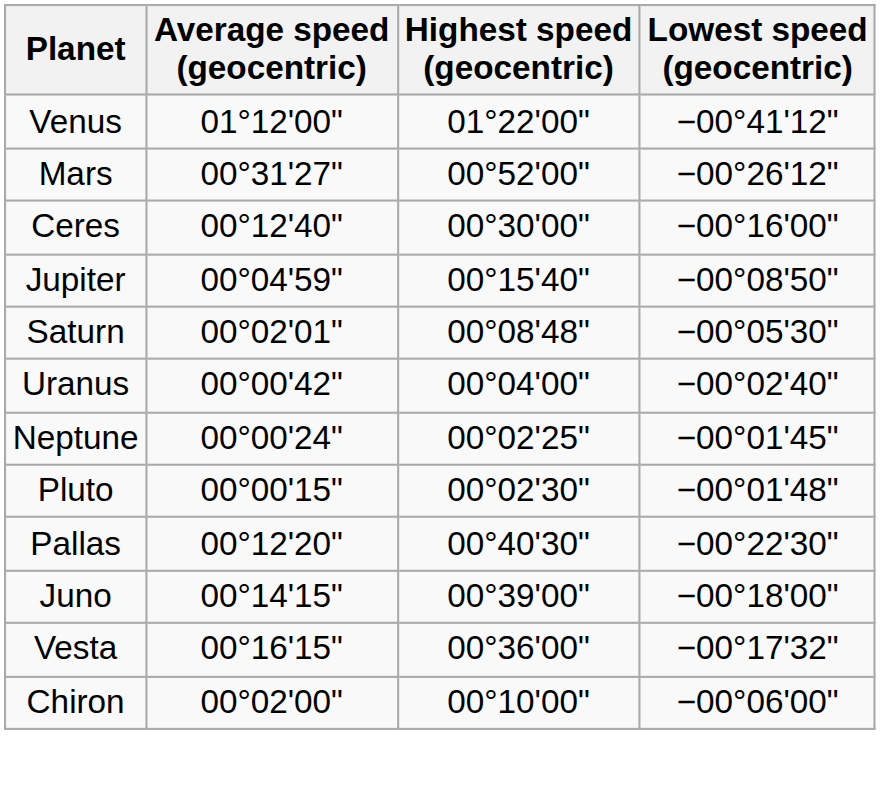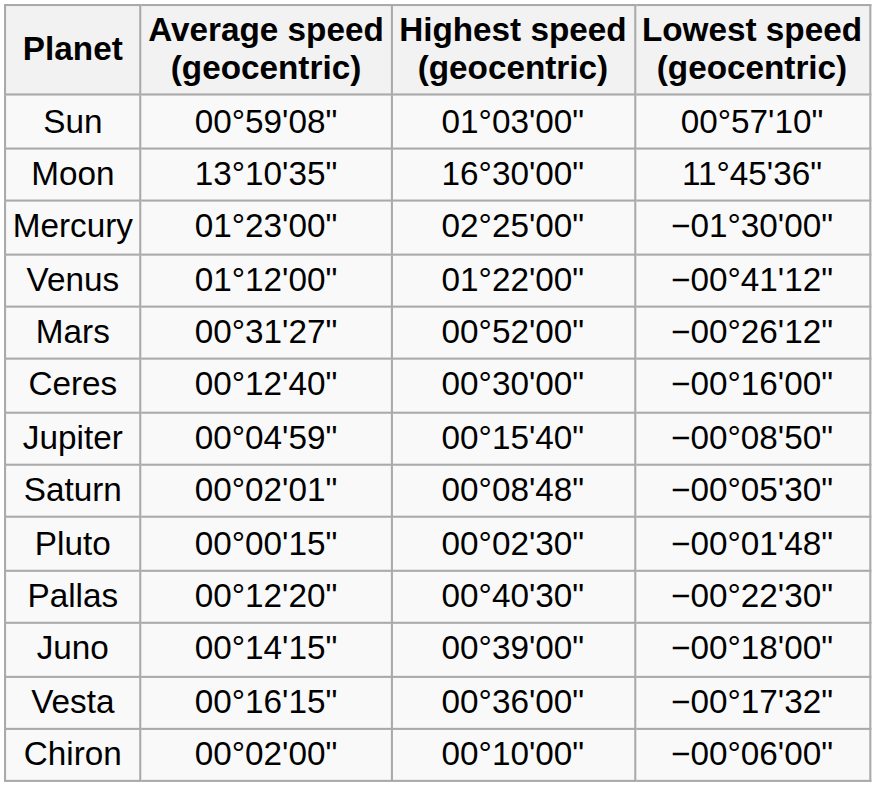+ row: (73, 121)
+ row: (73, 173)
+ row: (73, 226)
- row: (76, 385)
- row: (76, 437)
